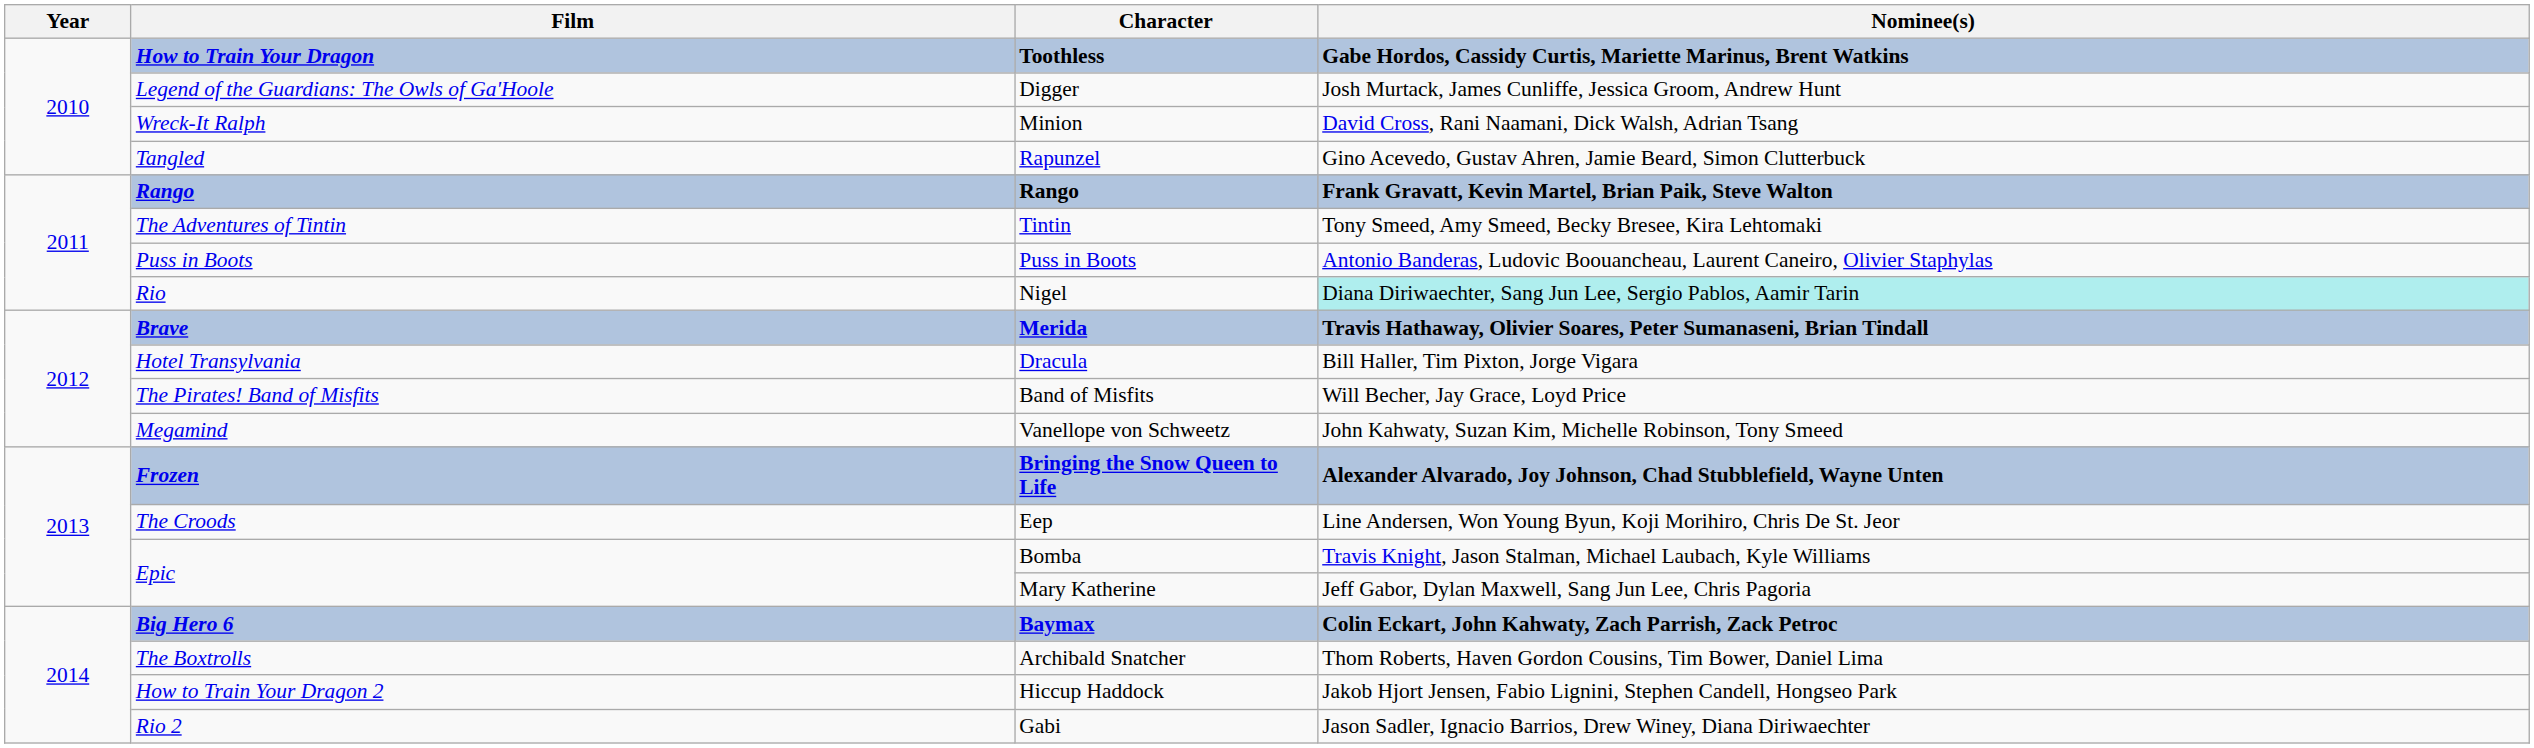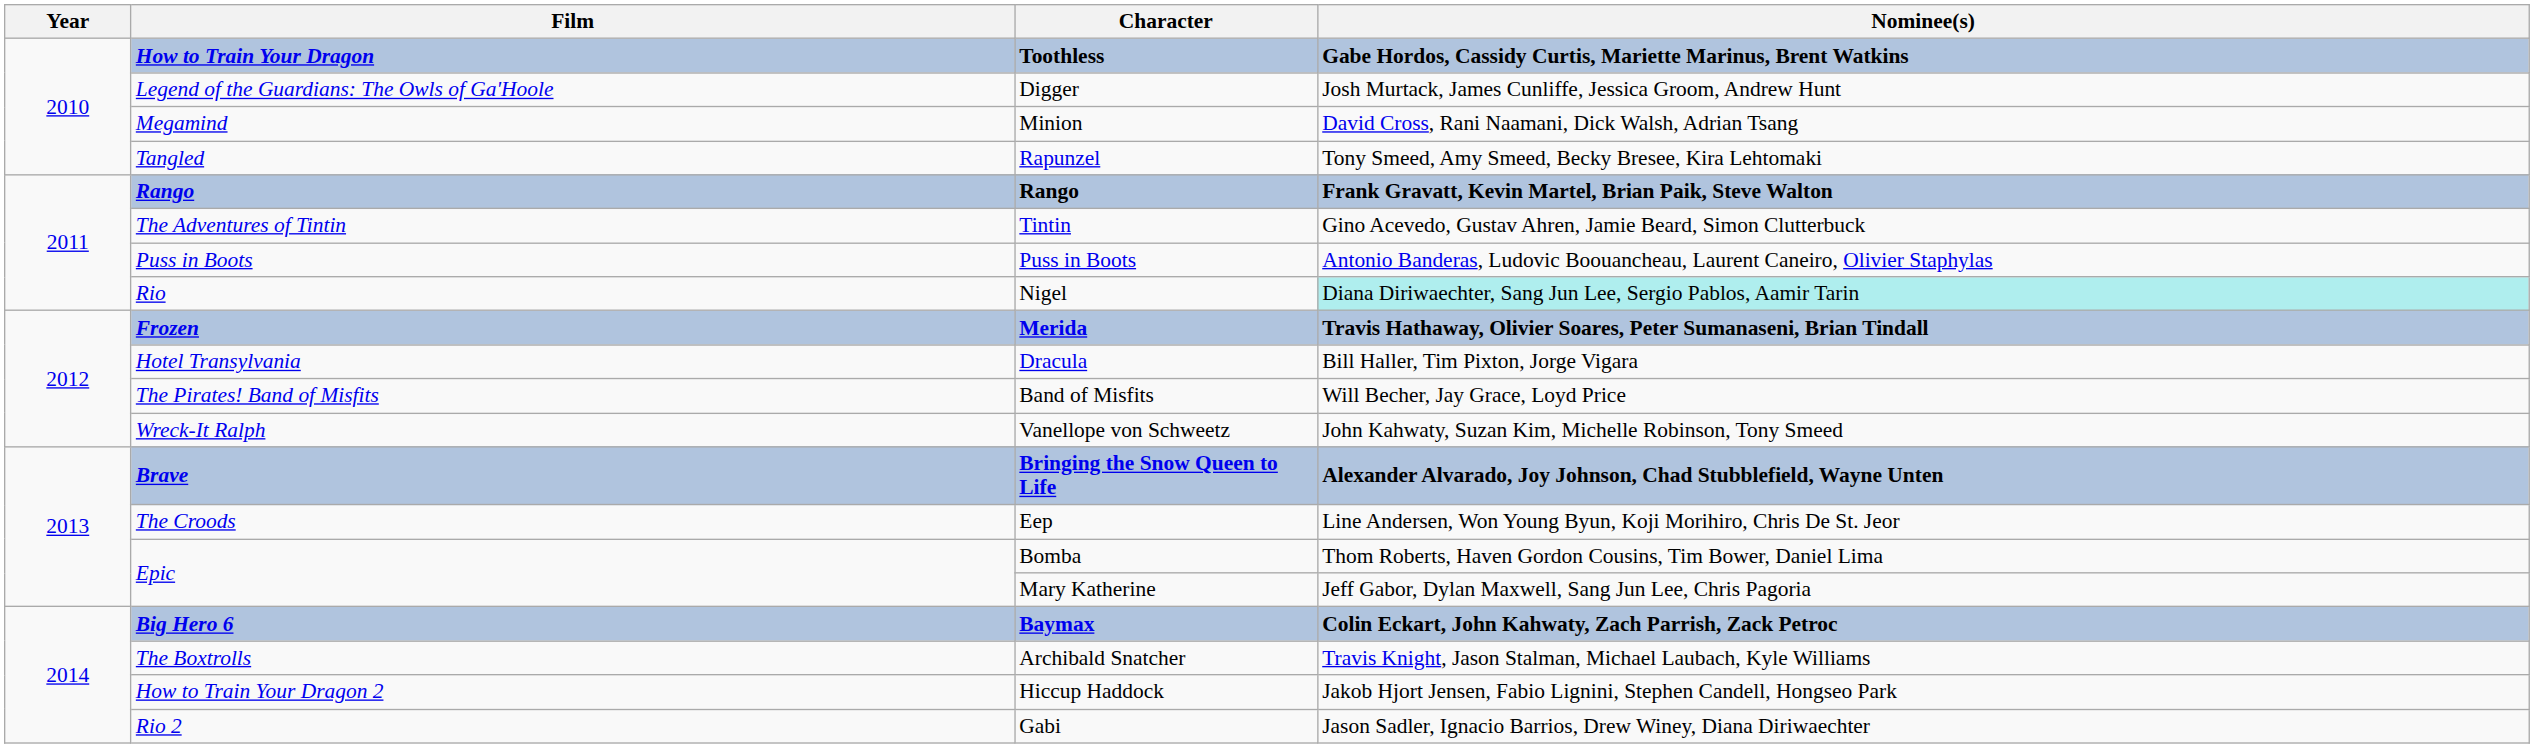(201, 123) Wreck-It Ralph -> (182, 123) Megamind
(1594, 157) Gino Acevedo, Gustav Ahren, Jamie Beard, Simon Clutterbuck -> (1572, 157) Tony Smeed, Amy Smeed, Becky Bresee, Kira Lehtomaki
(1572, 225) Tony Smeed, Amy Smeed, Becky Bresee, Kira Lehtomaki -> (1594, 225) Gino Acevedo, Gustav Ahren, Jamie Beard, Simon Clutterbuck
(162, 327) Brave -> (167, 327) Frozen
(182, 429) Megamind -> (201, 429) Wreck-It Ralph
(167, 475) Frozen -> (162, 475) Brave
(1596, 555) Travis Knight, Jason Stalman, Michael Laubach, Kyle Williams -> (1603, 555) Thom Roberts, Haven Gordon Cousins, Tim Bower, Daniel Lima
(1603, 657) Thom Roberts, Haven Gordon Cousins, Tim Bower, Daniel Lima -> (1596, 657) Travis Knight, Jason Stalman, Michael Laubach, Kyle Williams
